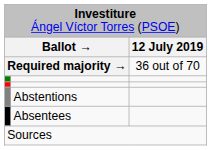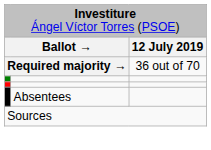- row: (8, 97)
